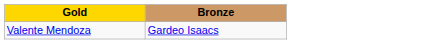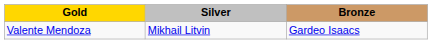+ column: (216, 13)
